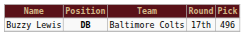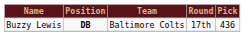(228, 25) 496 -> (228, 25) 436
